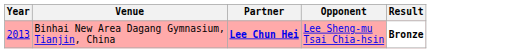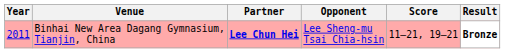+ column: (423, 12)
(18, 34) 2013 -> (18, 34) 2011
